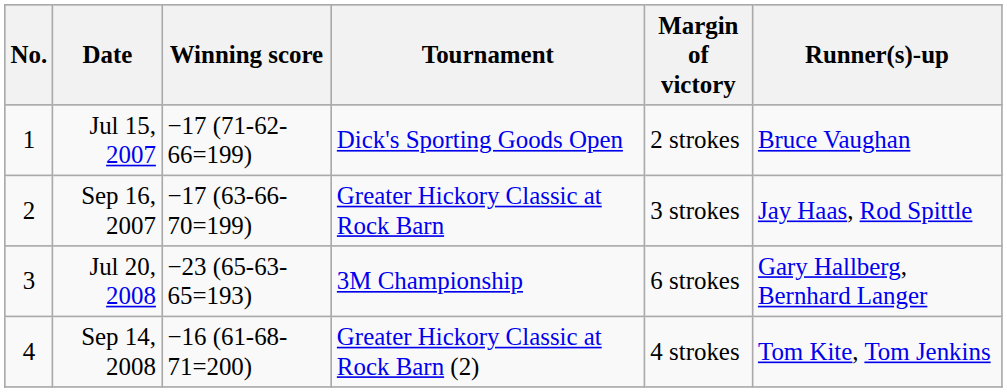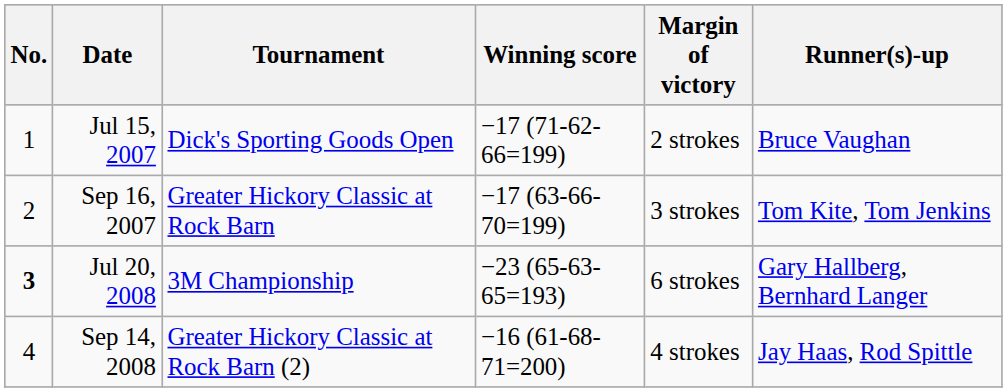columns swapped: (488, 54) <-> (246, 54)
(865, 210) Jay Haas, Rod Spittle -> (874, 210) Tom Kite, Tom Jenkins
(29, 281) normal -> (29, 281) bold
(874, 352) Tom Kite, Tom Jenkins -> (865, 352) Jay Haas, Rod Spittle
